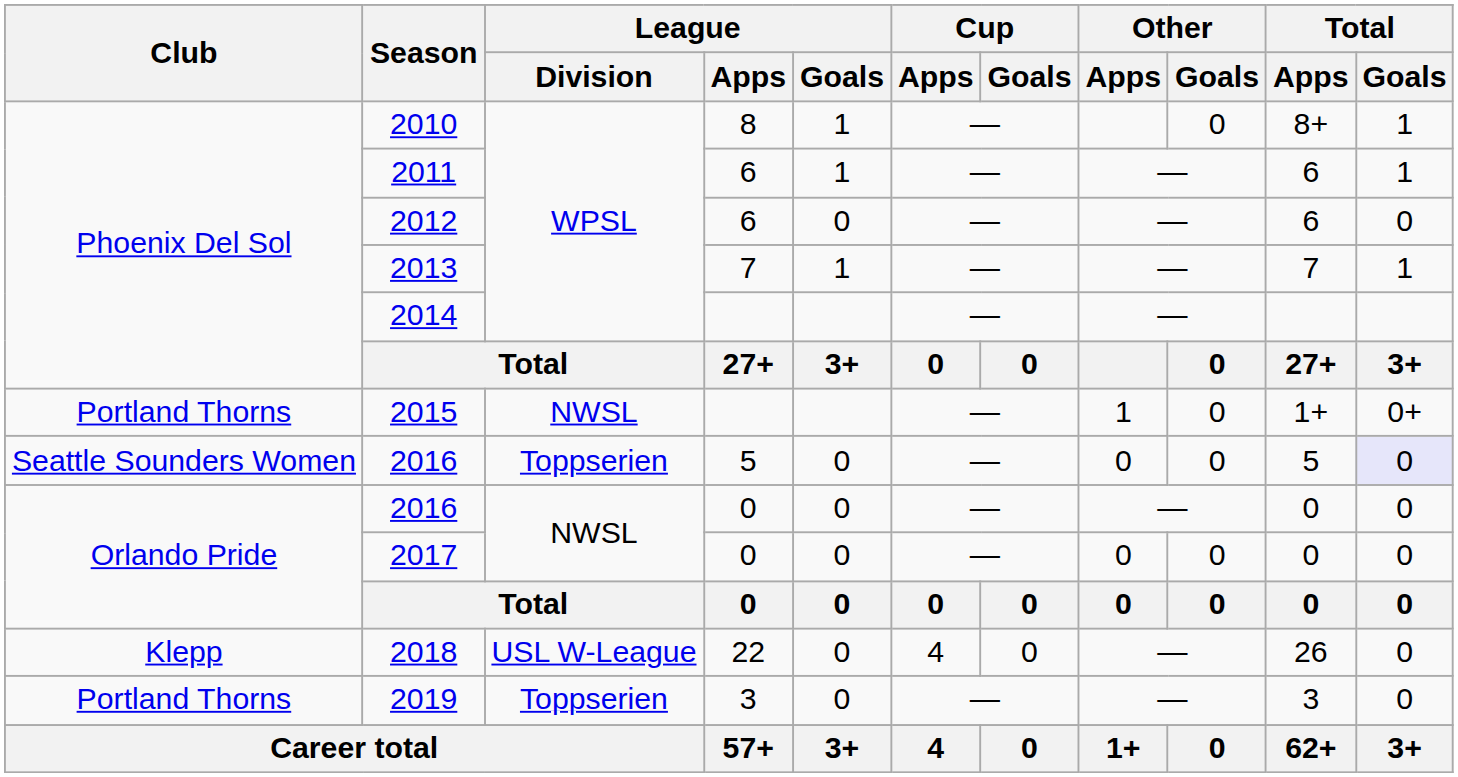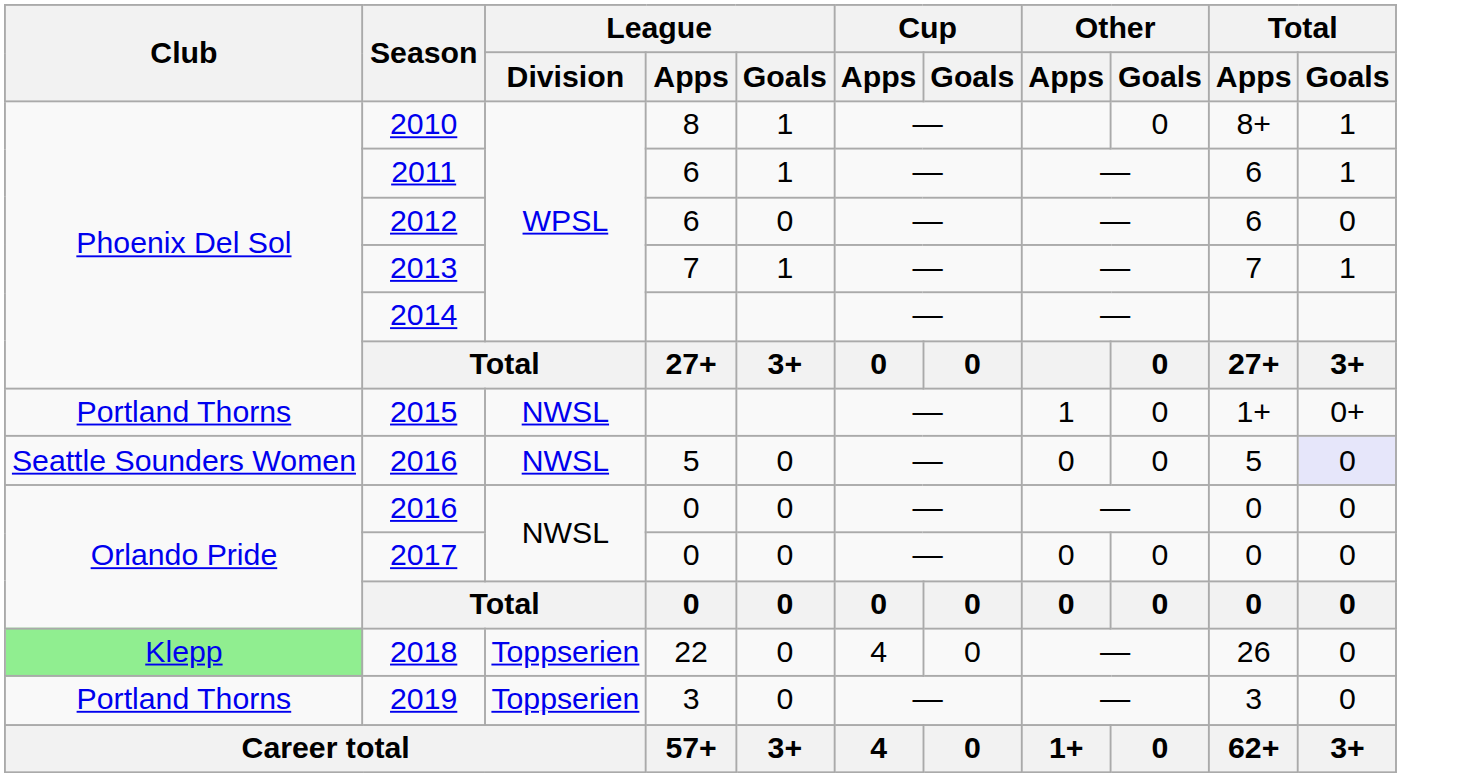(594, 460) Toppserien -> (565, 460) NWSL
(184, 651) no background -> (184, 651) lightgreen background
(594, 651) USL W-League -> (565, 651) Toppserien
